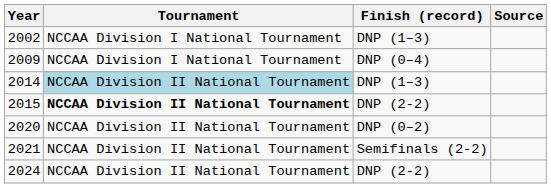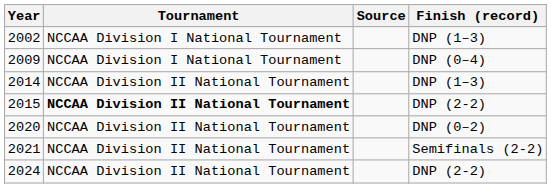columns swapped: (422, 16) <-> (519, 16)
(199, 82) lightblue background -> (199, 82) no background
